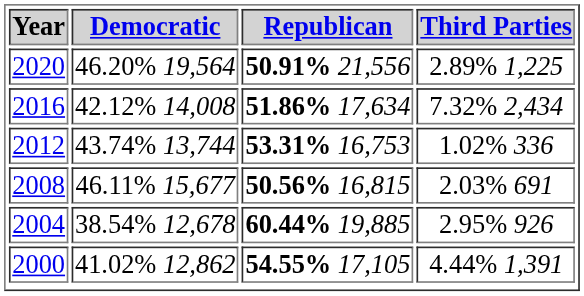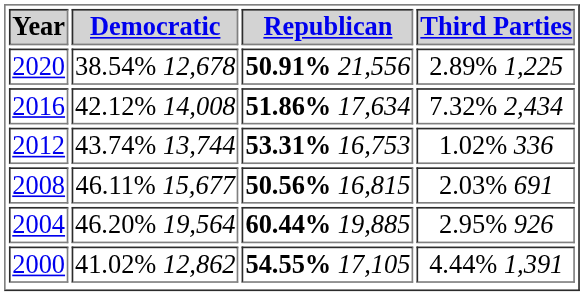(155, 66) 46.20% 19,564 -> (155, 66) 38.54% 12,678
(155, 224) 38.54% 12,678 -> (155, 224) 46.20% 19,564
